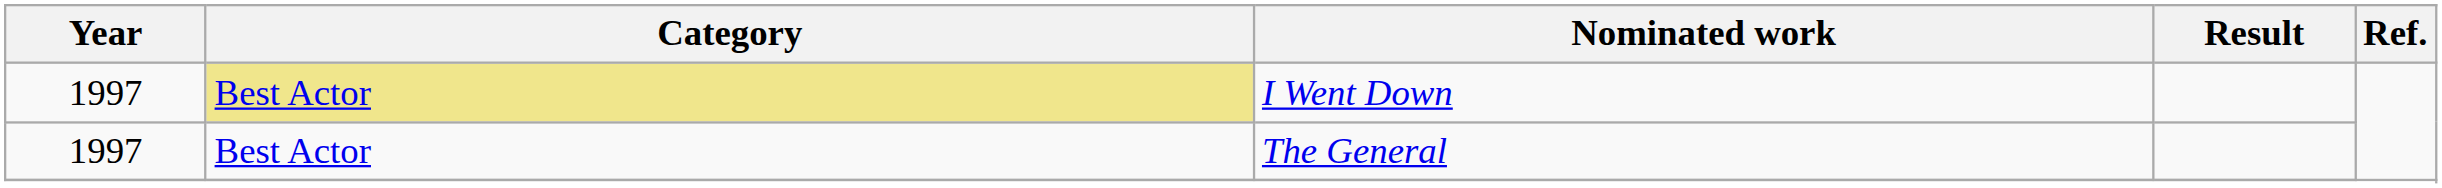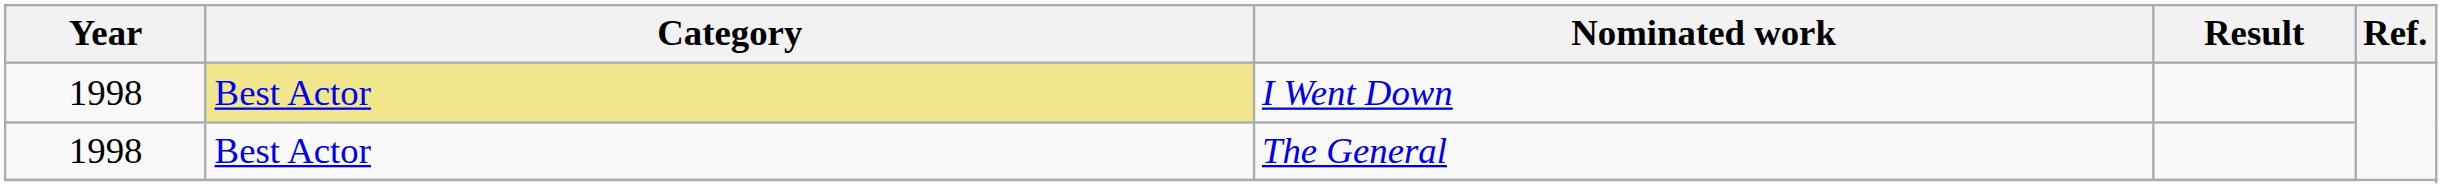(106, 92) 1997 -> (106, 92) 1998
(106, 150) 1997 -> (106, 150) 1998
